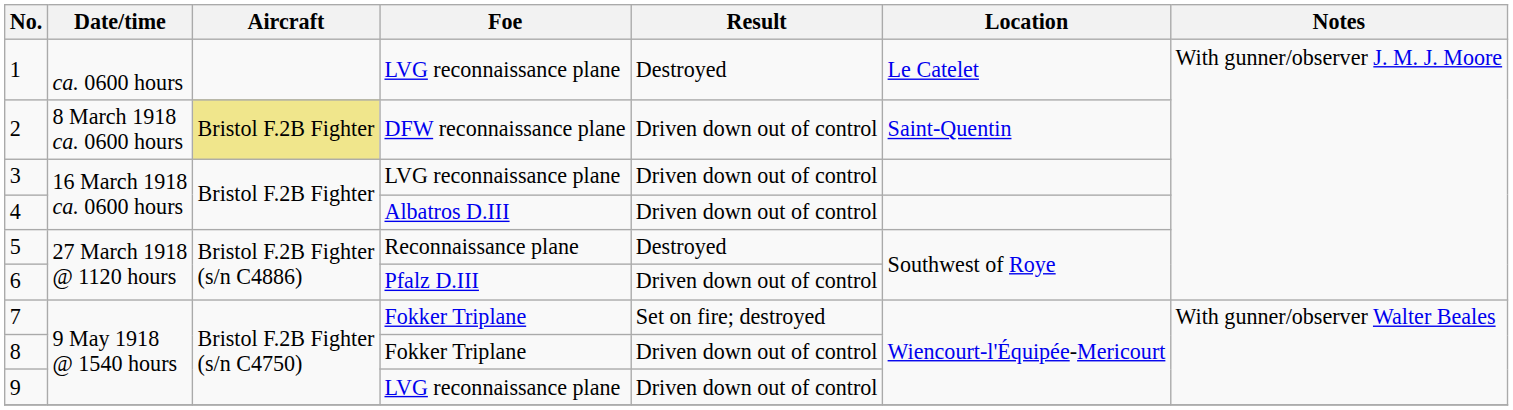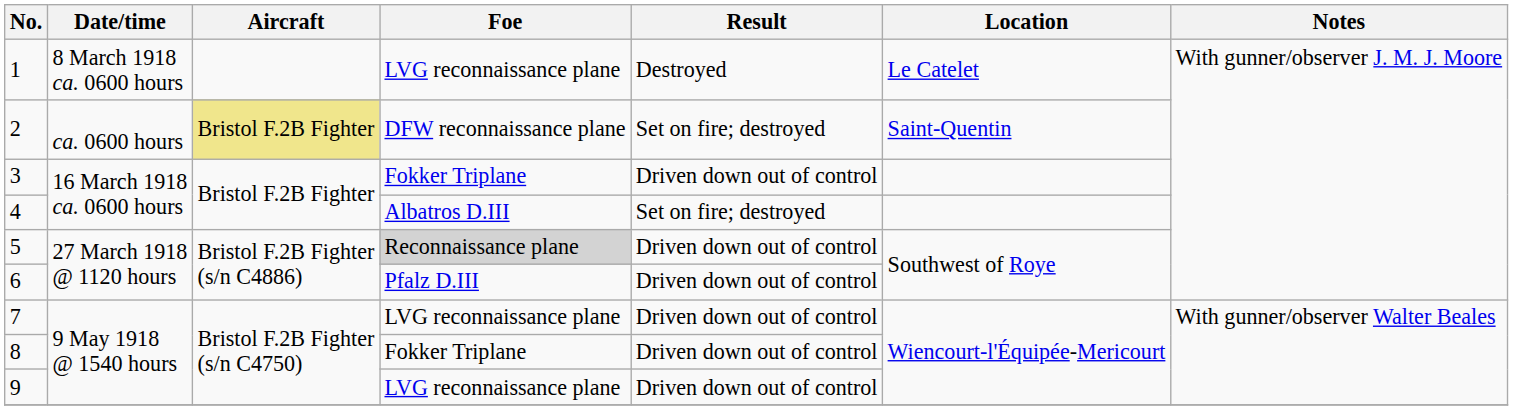(118, 81) ca. 0600 hours -> (118, 69) 8 March 1918 ca. 0600 hours
(118, 129) 8 March 1918 ca. 0600 hours -> (118, 141) ca. 0600 hours
(757, 129) Driven down out of control -> (731, 129) Set on fire; destroyed
(502, 176) LVG reconnaissance plane -> (455, 176) Fokker Triplane
(757, 211) Driven down out of control -> (731, 211) Set on fire; destroyed
(482, 246) no background -> (482, 246) lightgrey background
(681, 246) Destroyed -> (757, 246) Driven down out of control
(455, 316) Fokker Triplane -> (502, 316) LVG reconnaissance plane
(731, 316) Set on fire; destroyed -> (757, 316) Driven down out of control
